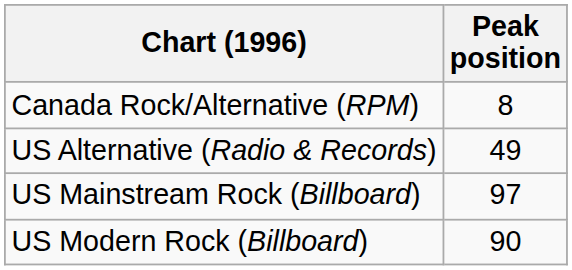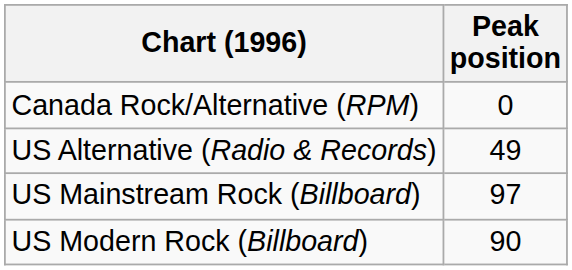(505, 104) 8 -> (505, 104) 0
